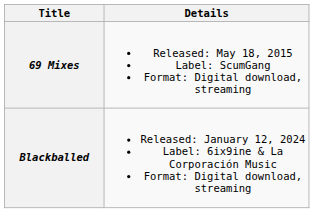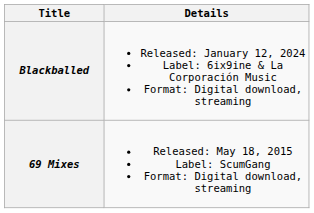rows swapped: (54, 65) <-> (54, 158)
